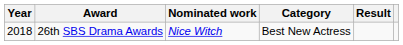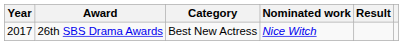columns swapped: (306, 13) <-> (212, 13)
(20, 31) 2018 -> (20, 31) 2017
